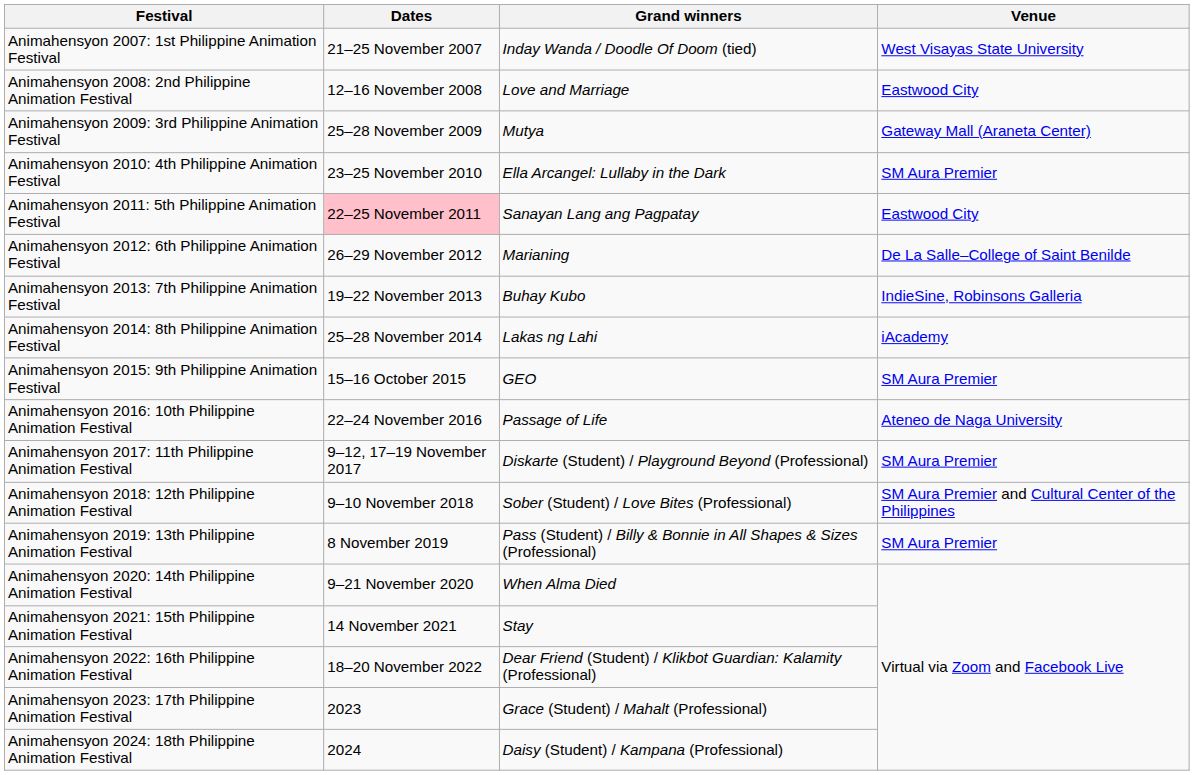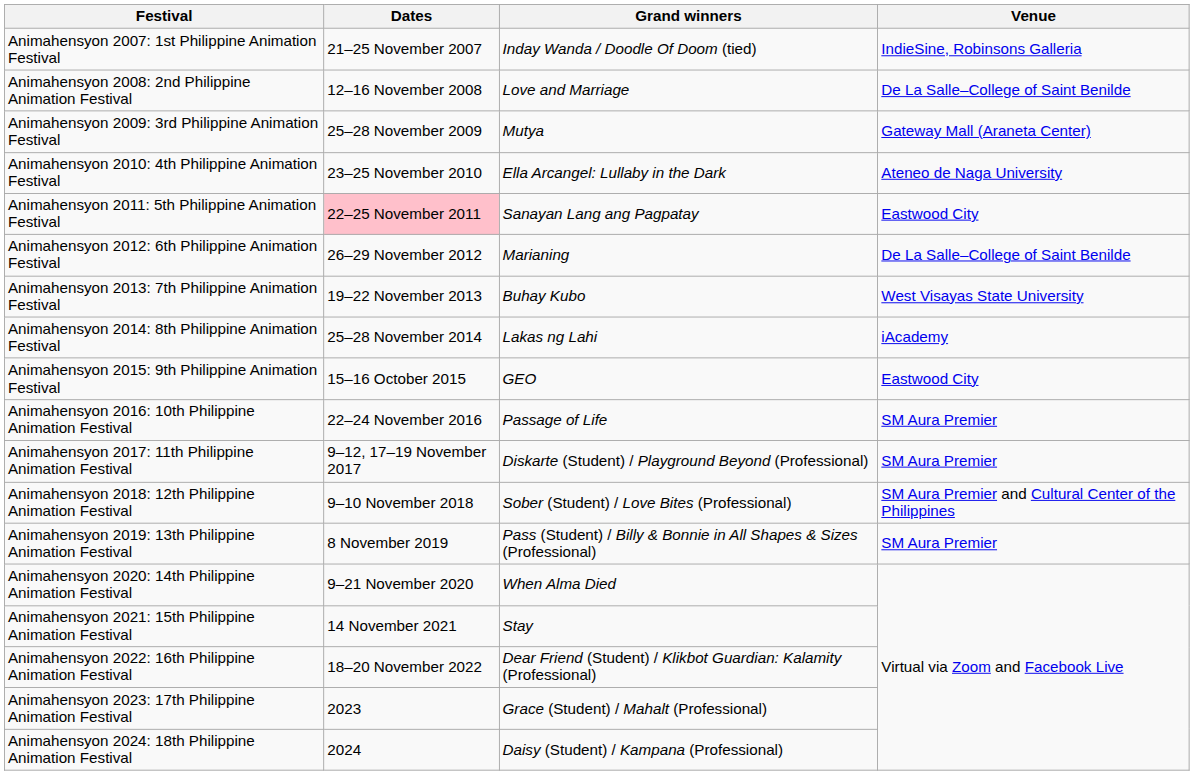(982, 49) West Visayas State University -> (981, 49) IndieSine, Robinsons Galleria
(930, 90) Eastwood City -> (1006, 90) De La Salle–College of Saint Benilde
(939, 172) SM Aura Premier -> (972, 172) Ateneo de Naga University
(981, 296) IndieSine, Robinsons Galleria -> (982, 296) West Visayas State University
(939, 378) SM Aura Premier -> (930, 378) Eastwood City
(972, 420) Ateneo de Naga University -> (939, 420) SM Aura Premier
